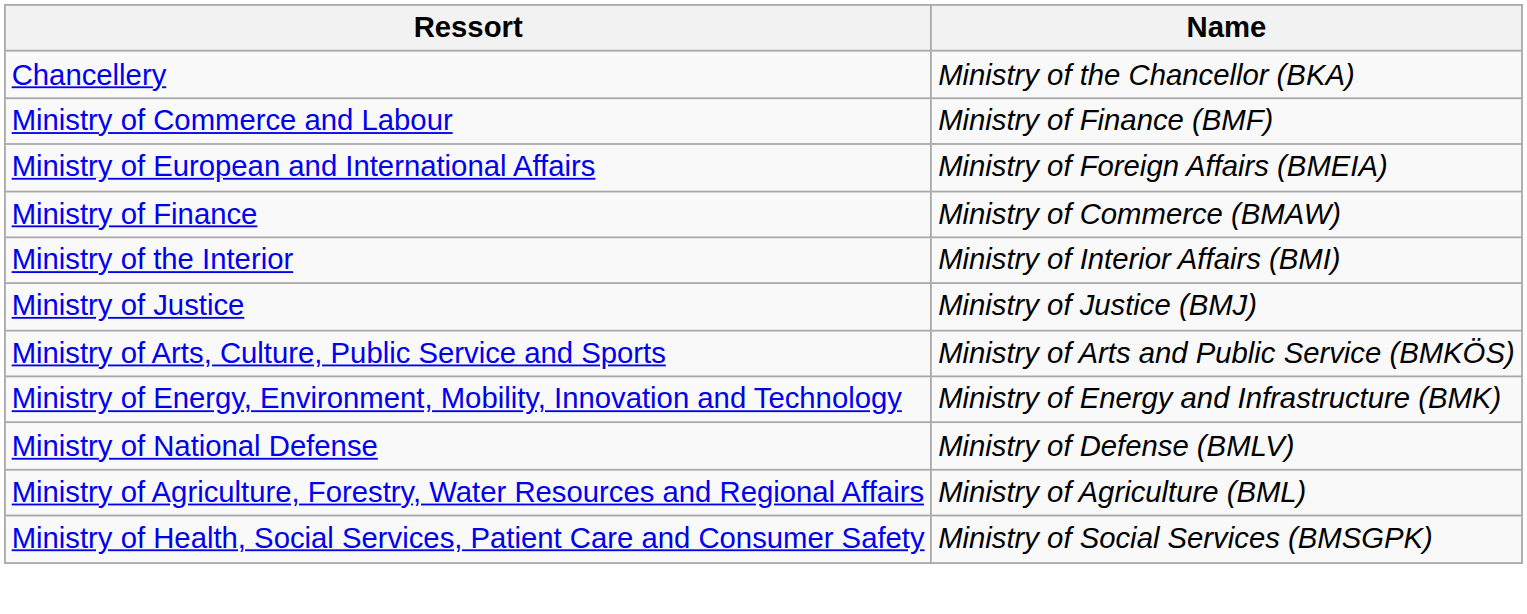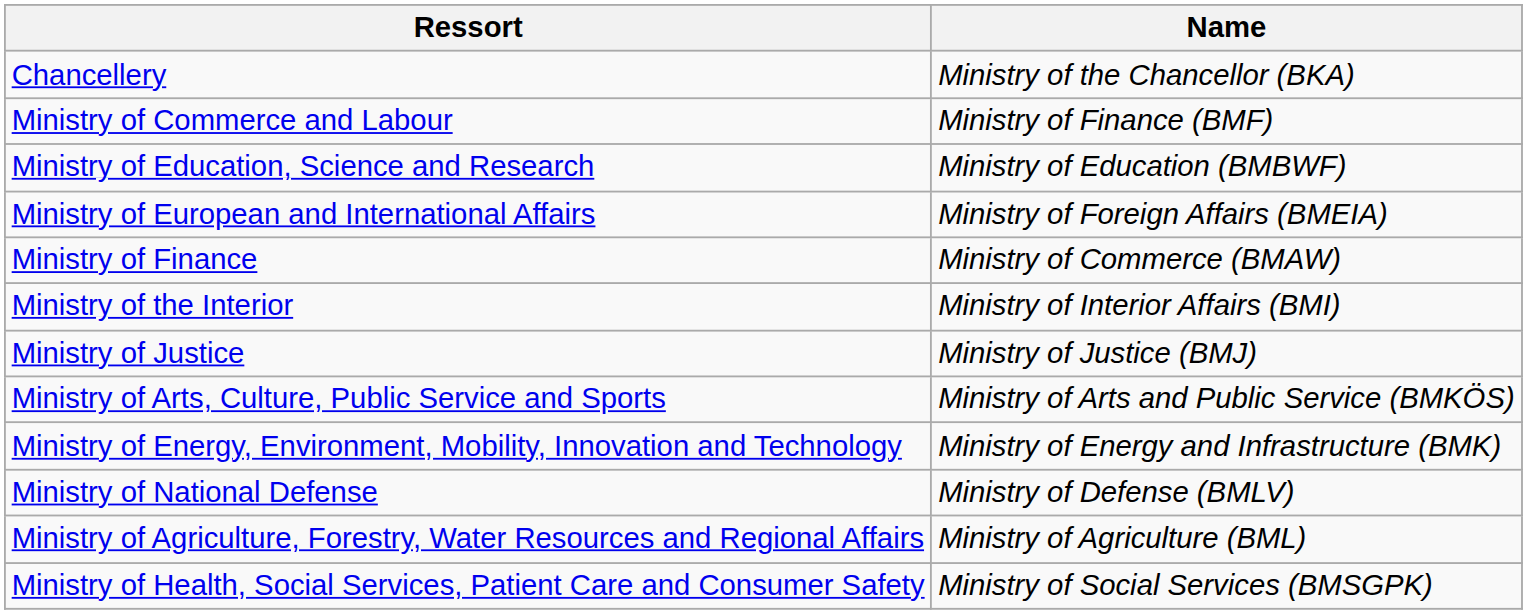+ row: (303, 167)
